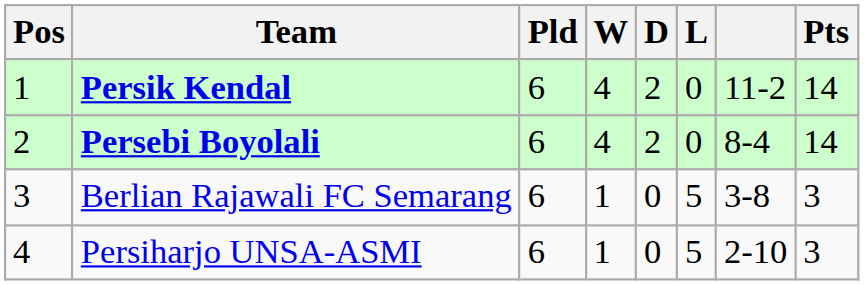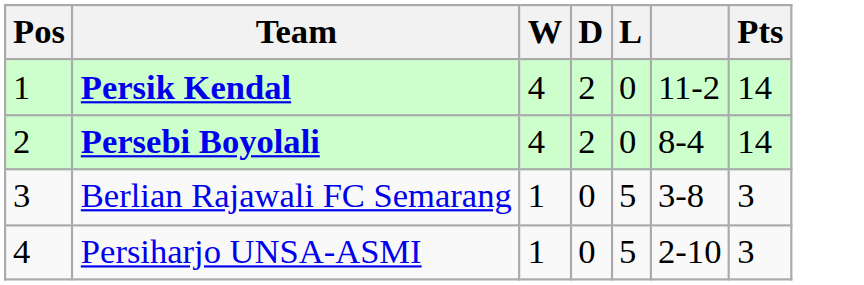- column: (553, 31)
